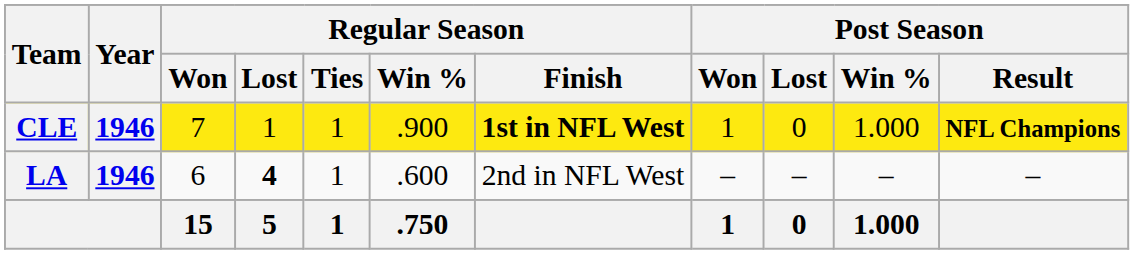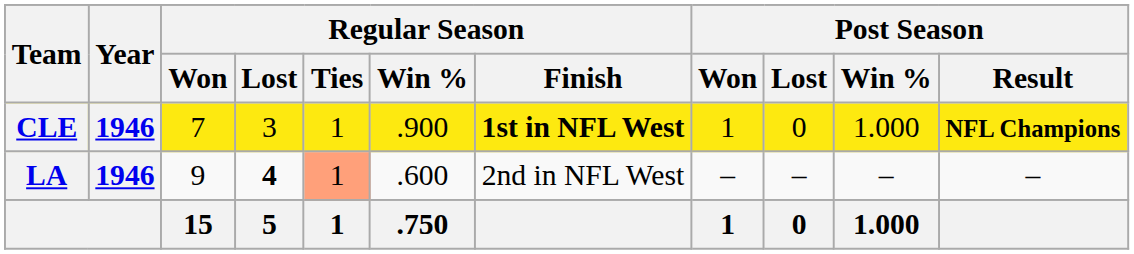(269, 126) 1 -> (269, 126) 3
(198, 175) 6 -> (198, 175) 9
(337, 175) no background -> (337, 175) lightsalmon background
